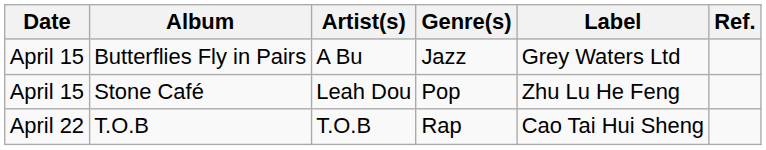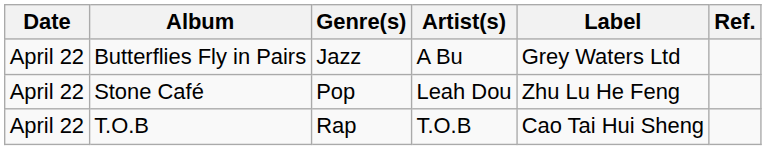columns swapped: (364, 21) <-> (466, 21)
(47, 56) April 15 -> (47, 56) April 22
(47, 91) April 15 -> (47, 91) April 22
